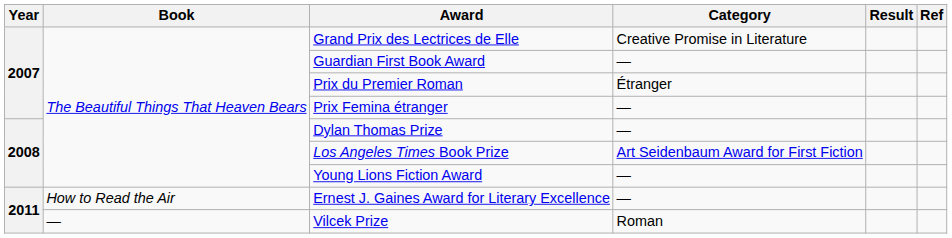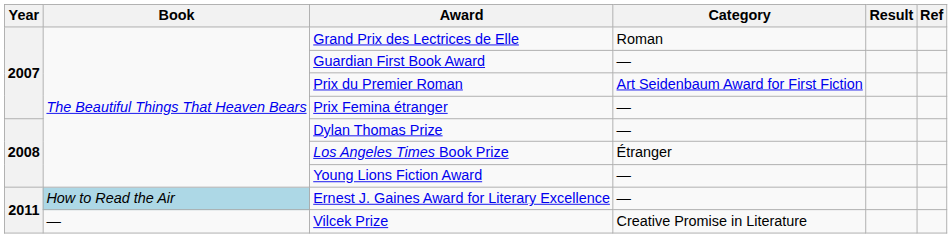(712, 38) Creative Promise in Literature -> (640, 38) Roman
(644, 84) Étranger -> (740, 84) Art Seidenbaum Award for First Fiction
(740, 152) Art Seidenbaum Award for First Fiction -> (644, 152) Étranger
(111, 198) no background -> (111, 198) lightblue background
(640, 221) Roman -> (712, 221) Creative Promise in Literature
